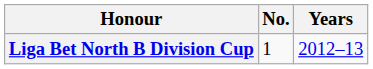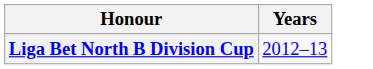- column: (276, 19)
